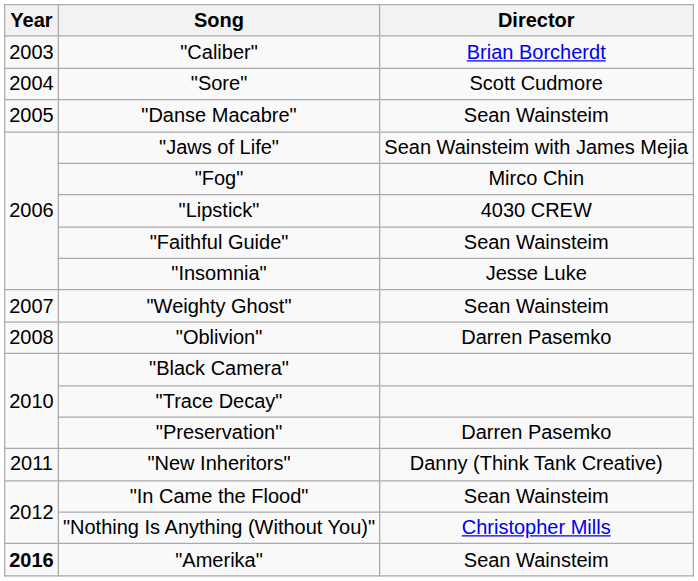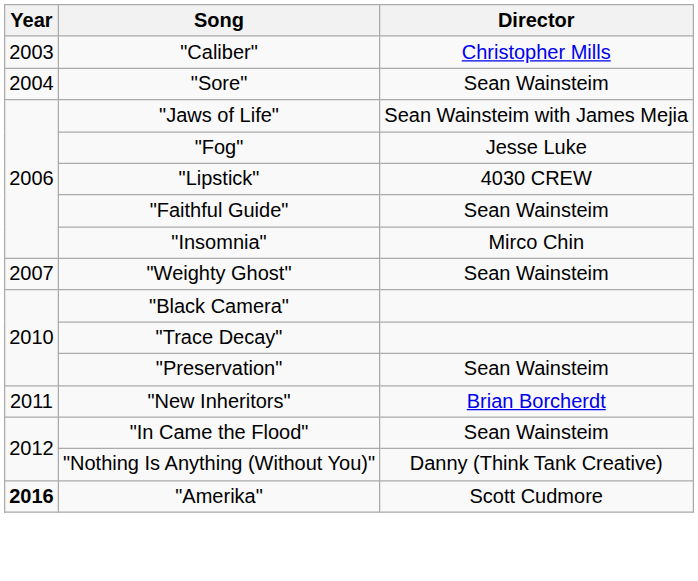(536, 52) Brian Borcherdt -> (536, 52) Christopher Mills
(536, 83) Scott Cudmore -> (536, 83) Sean Wainsteim
- row: (219, 115)
(536, 178) Mirco Chin -> (536, 147) Jesse Luke
(536, 274) Jesse Luke -> (536, 242) Mirco Chin
- row: (219, 337)
(536, 432) Darren Pasemko -> (536, 369) Sean Wainsteim
(536, 464) Danny (Think Tank Creative) -> (536, 400) Brian Borcherdt
(536, 527) Christopher Mills -> (536, 464) Danny (Think Tank Creative)
(536, 559) Sean Wainsteim -> (536, 496) Scott Cudmore
